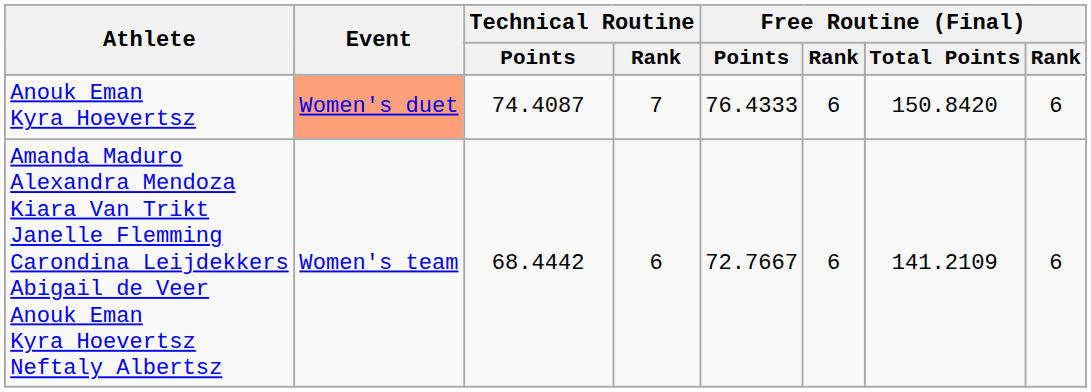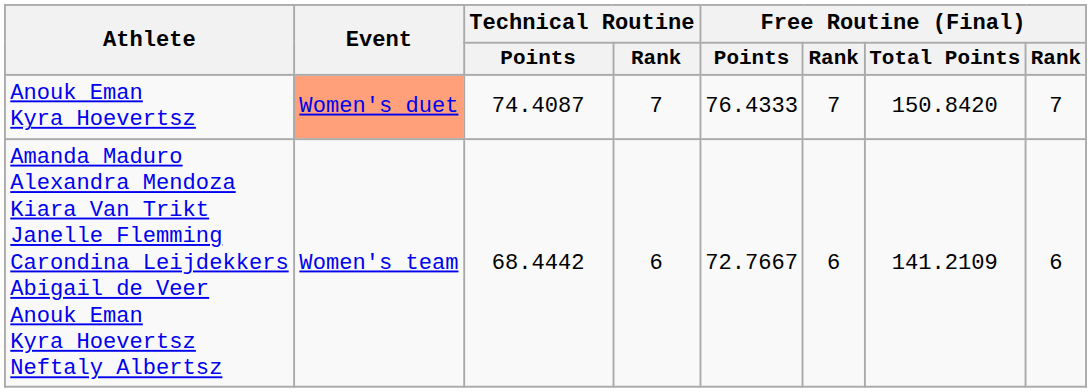(834, 107) 6 -> (834, 107) 7
(1056, 107) 6 -> (1056, 107) 7
